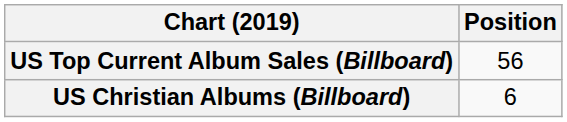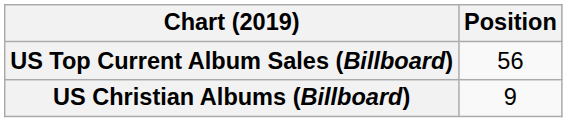(510, 97) 6 -> (510, 97) 9
